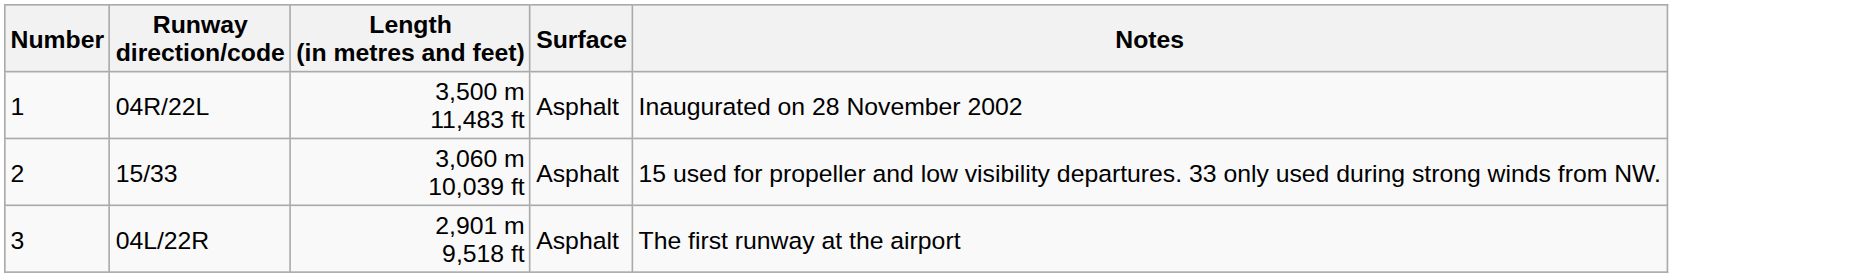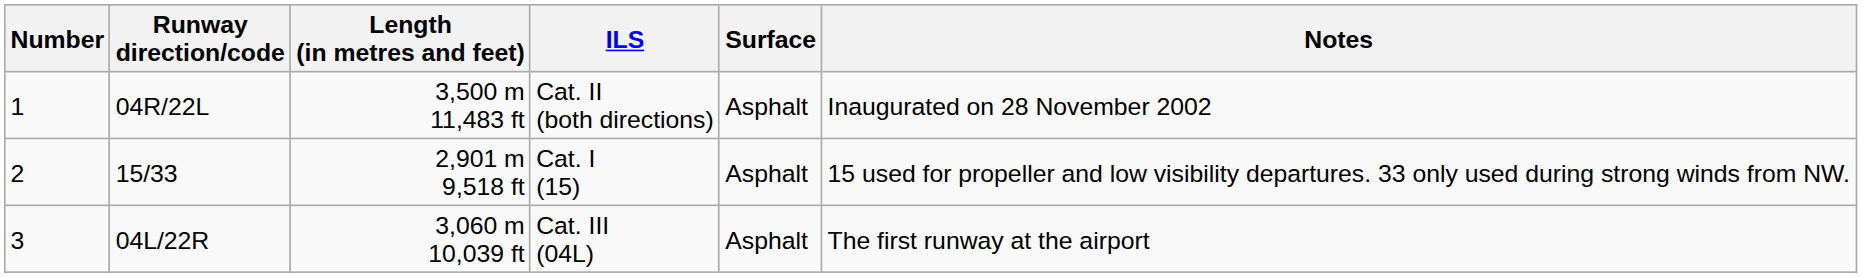+ column: (625, 38)
(477, 172) 3,060 m 10,039 ft -> (480, 172) 2,901 m 9,518 ft
(480, 239) 2,901 m 9,518 ft -> (477, 239) 3,060 m 10,039 ft
